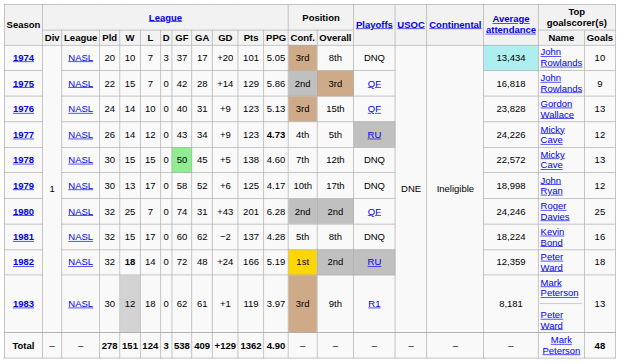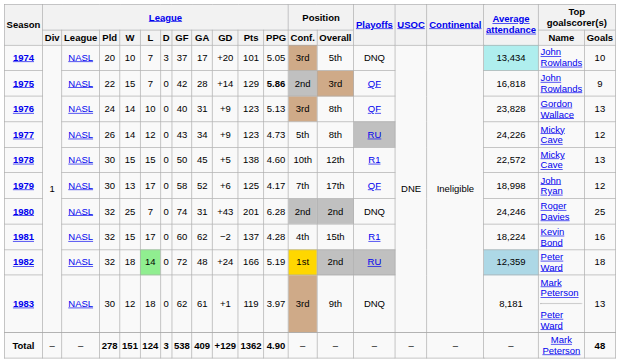(335, 58) 8th -> (335, 58) 5th
(276, 84) normal -> (276, 84) bold
(335, 109) 15th -> (335, 109) 8th
(276, 135) bold -> (276, 135) normal
(303, 135) 4th -> (303, 135) 5th
(335, 135) 5th -> (335, 135) 8th
(182, 160) lightgreen background -> (182, 160) no background
(303, 160) 7th -> (303, 160) 10th
(374, 160) DNQ -> (374, 160) R1
(303, 186) 10th -> (303, 186) 7th
(374, 186) DNQ -> (374, 186) QF
(374, 212) QF -> (374, 212) DNQ
(303, 237) 5th -> (303, 237) 4th
(335, 237) 8th -> (335, 237) 15th
(374, 237) DNQ -> (374, 237) R1
(130, 263) bold -> (130, 263) normal
(150, 263) no background -> (150, 263) lightgreen background
(511, 263) no background -> (511, 263) lightblue background
(130, 304) lightgrey background -> (130, 304) no background
(374, 304) R1 -> (374, 304) DNQ
